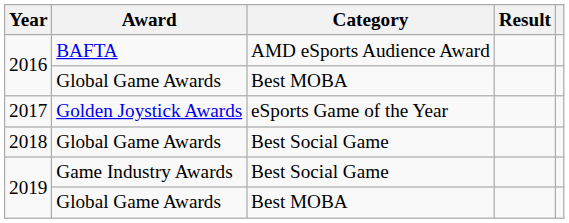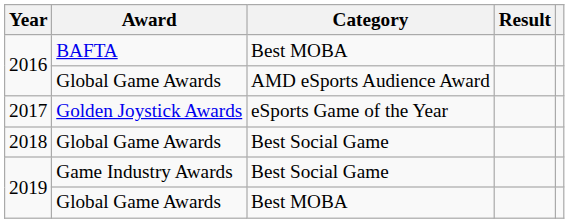(370, 50) AMD eSports Audience Award -> (299, 50) Best MOBA
(299, 80) Best MOBA -> (370, 80) AMD eSports Audience Award
